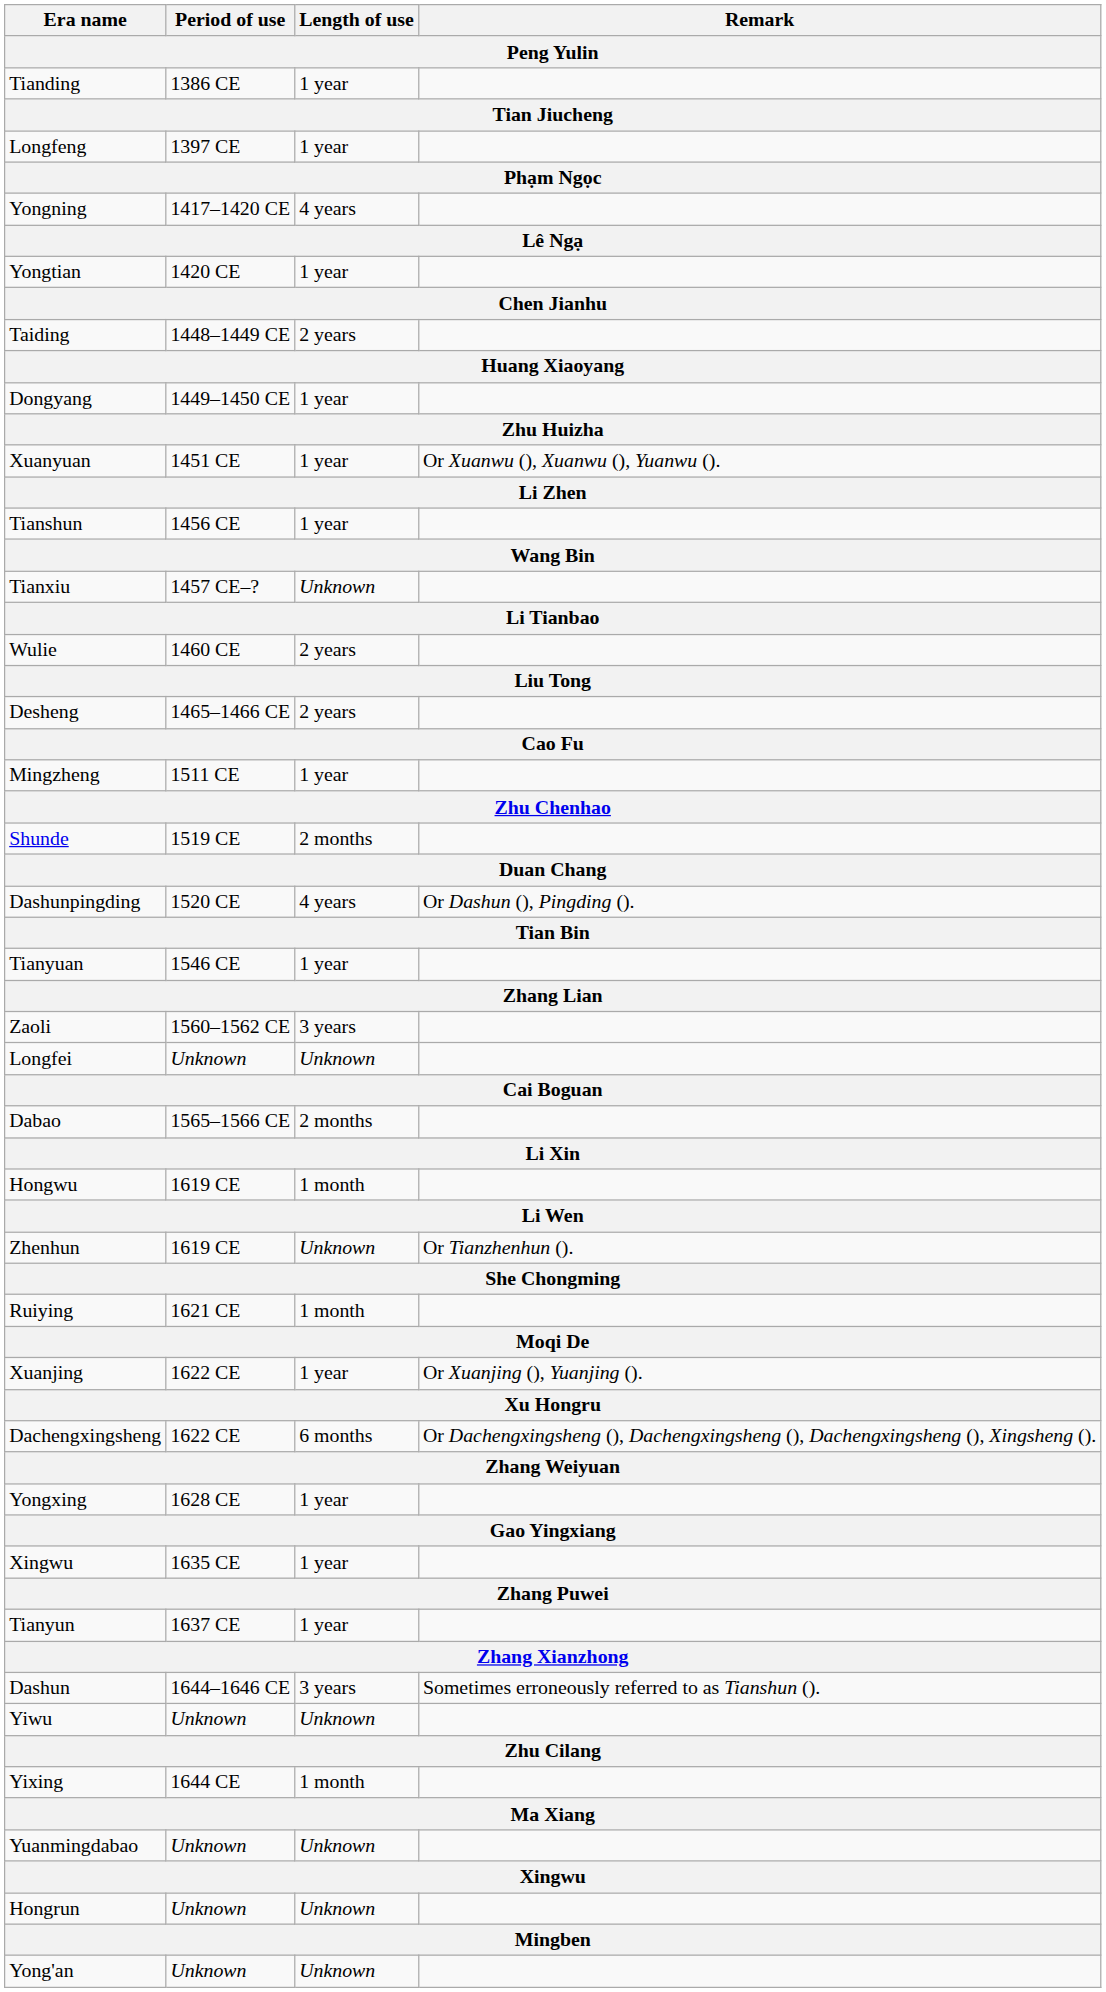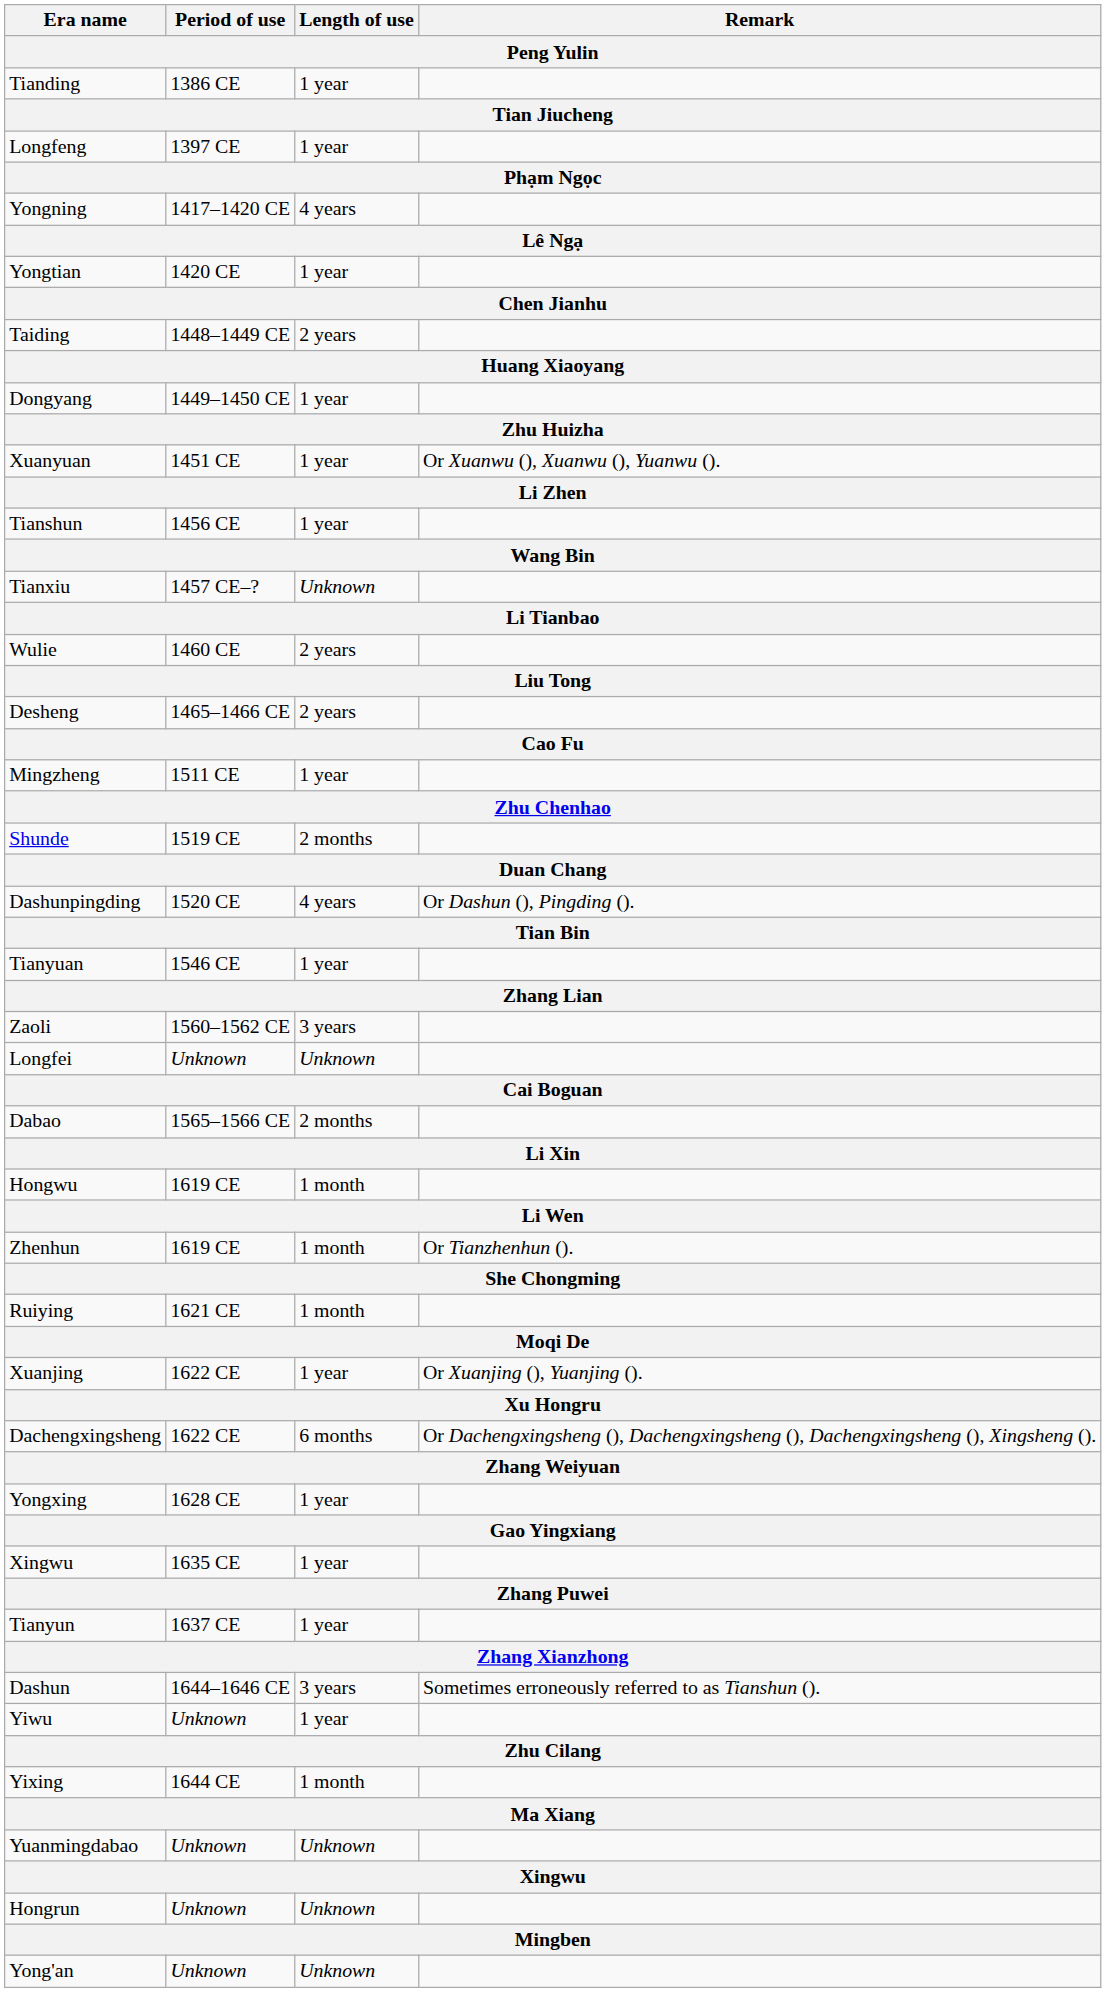(337, 1247) Unknown -> (332, 1247) 1 month
(337, 1719) Unknown -> (324, 1719) 1 year
